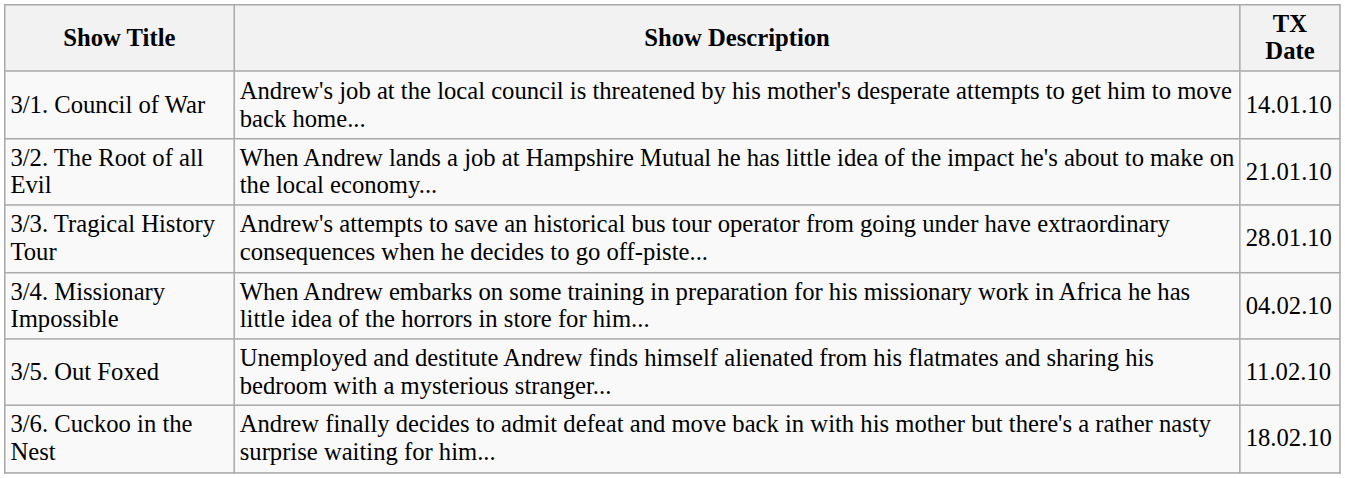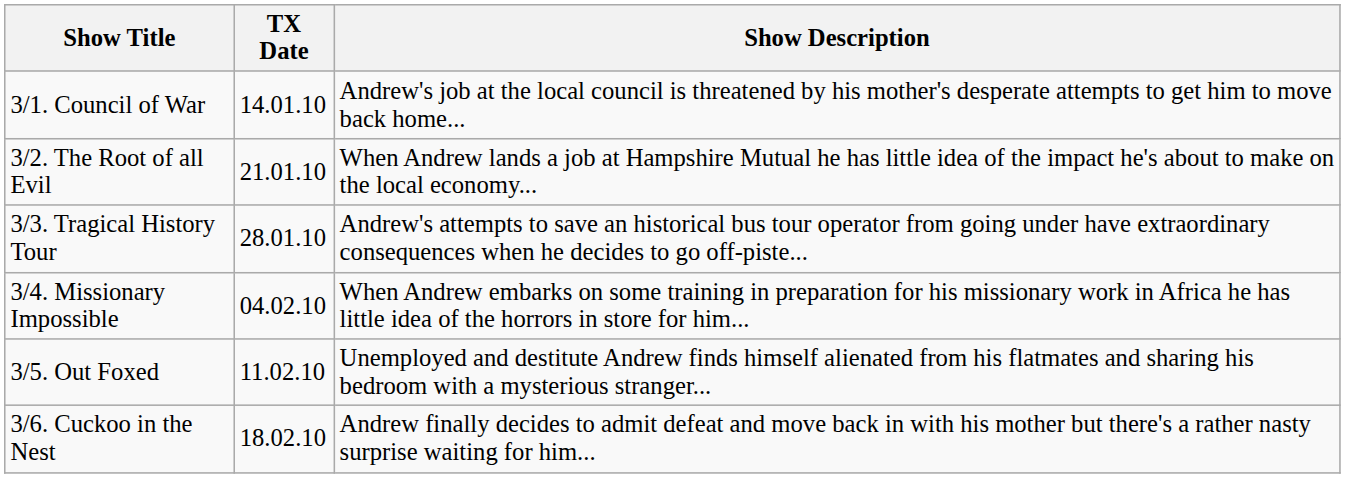columns swapped: (737, 37) <-> (1290, 37)
